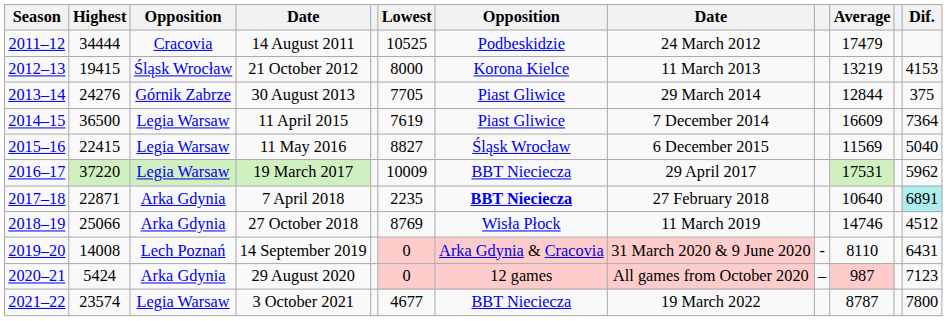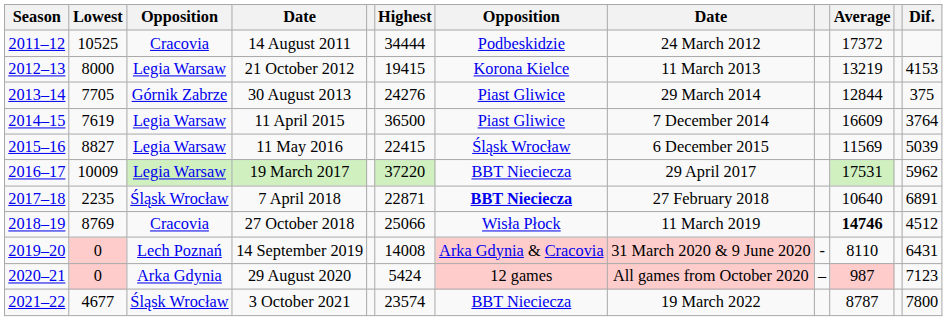columns swapped: (100, 17) <-> (407, 17)
(862, 43) 17479 -> (862, 43) 17372
(183, 69) Śląsk Wrocław -> (179, 69) Legia Warsaw
(922, 120) 7364 -> (922, 120) 3764
(922, 146) 5040 -> (922, 146) 5039
(183, 198) Arka Gdynia -> (179, 198) Śląsk Wrocław
(922, 198) paleturquoise background -> (922, 198) no background
(183, 224) Arka Gdynia -> (179, 224) Cracovia
(862, 224) normal -> (862, 224) bold
(183, 302) Legia Warsaw -> (179, 302) Śląsk Wrocław
